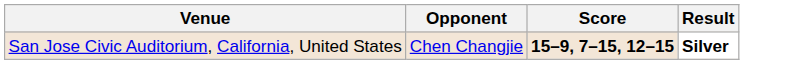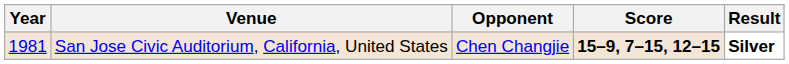+ column: (28, 19)
